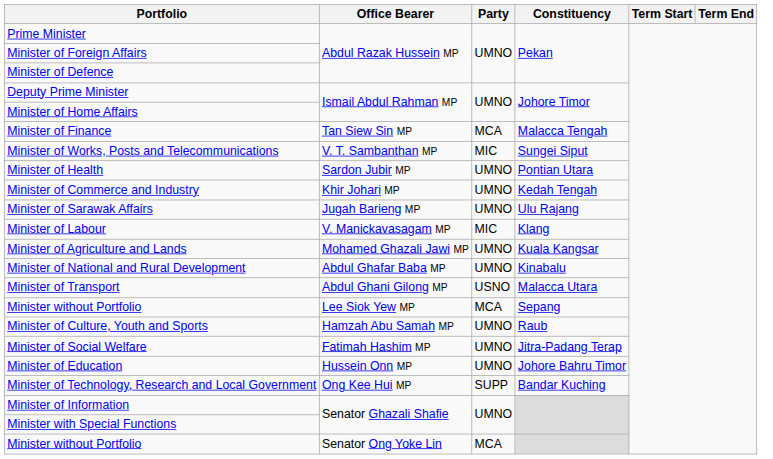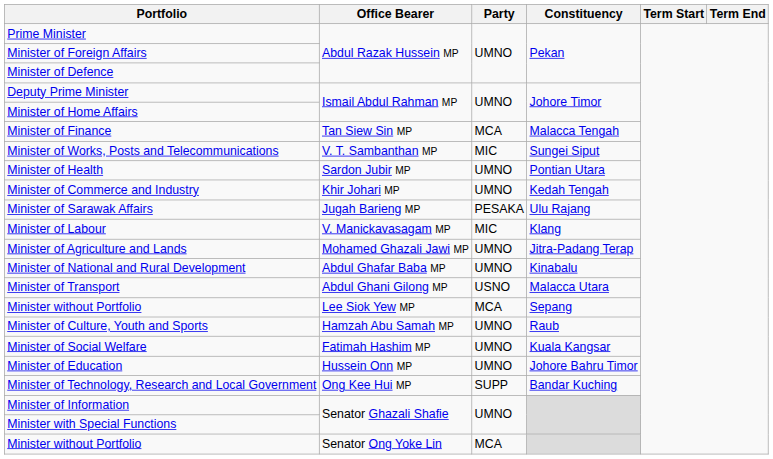(493, 209) UMNO -> (499, 209) PESAKA
(558, 248) Kuala Kangsar -> (581, 248) Jitra-Padang Terap
(570, 346) Jitra-Padang Terap -> (570, 346) Kuala Kangsar
